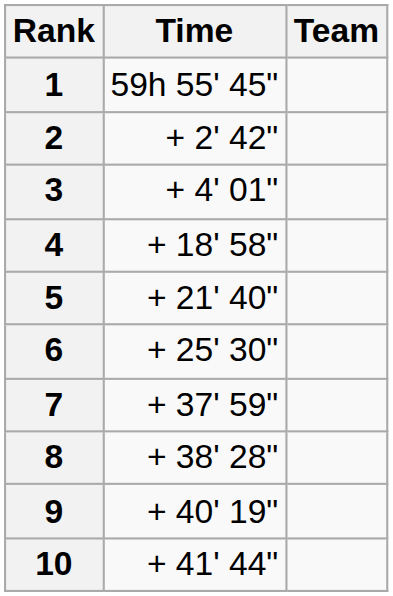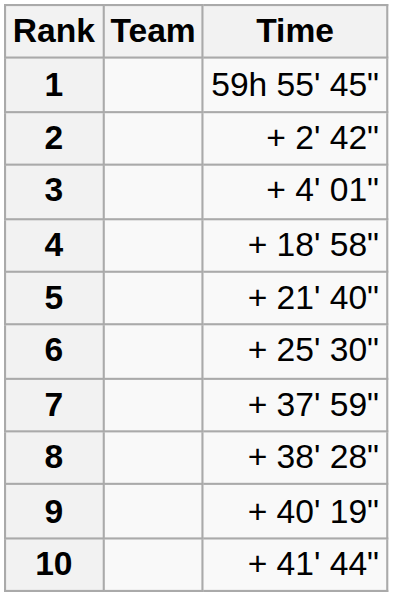columns swapped: (336, 31) <-> (194, 31)
